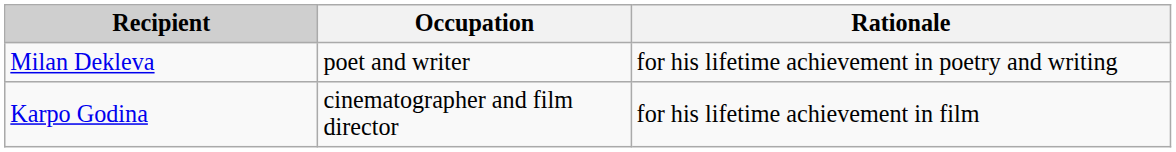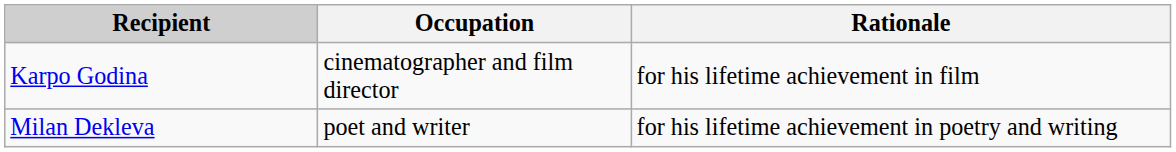rows swapped: (82, 61) <-> (79, 113)
